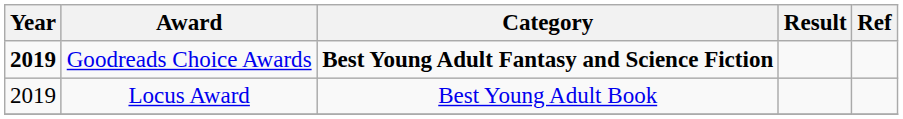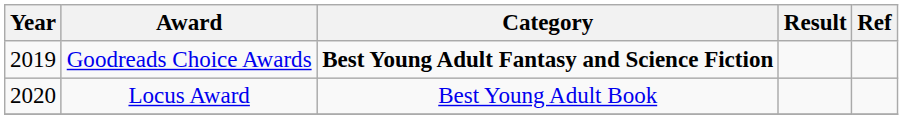(33, 59) bold -> (33, 59) normal
(33, 95) 2019 -> (33, 95) 2020
